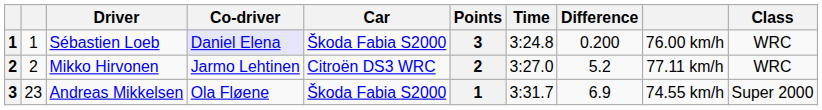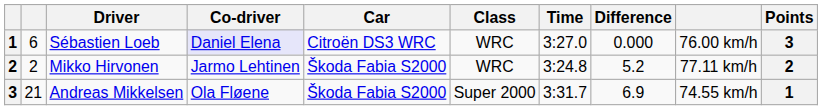columns swapped: (773, 17) <-> (478, 17)
(33, 42) 1 -> (33, 42) 6
(377, 42) Škoda Fabia S2000 -> (371, 42) Citroën DS3 WRC
(532, 42) 3:24.8 -> (565, 42) 3:27.0
(600, 42) 0.200 -> (633, 42) 0.000
(371, 68) Citroën DS3 WRC -> (377, 68) Škoda Fabia S2000
(532, 68) 3:27.0 -> (565, 68) 3:24.8
(33, 93) 23 -> (33, 93) 21
